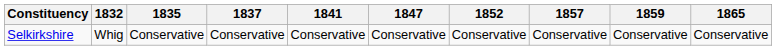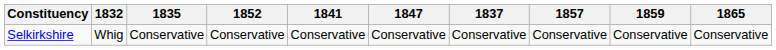columns swapped: (247, 14) <-> (489, 14)
